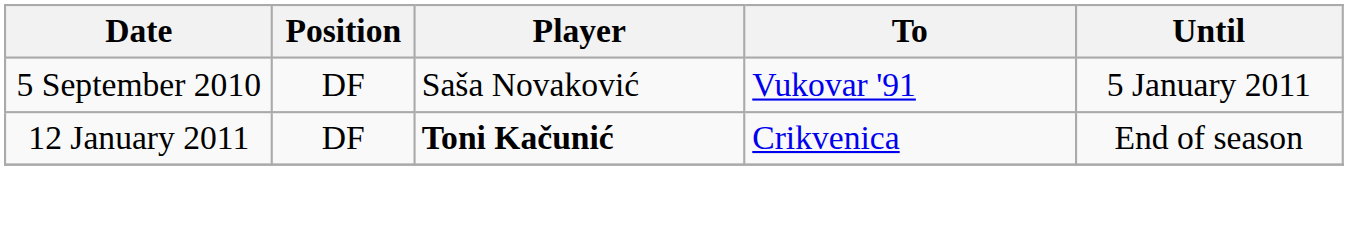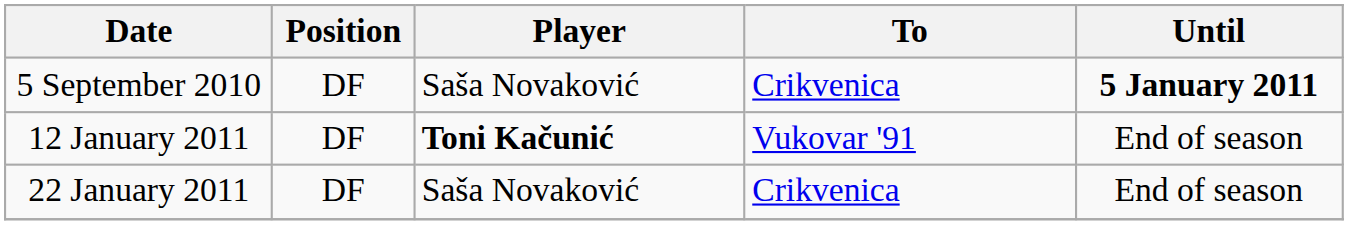(834, 84) Vukovar '91 -> (826, 84) Crikvenica
(1209, 84) normal -> (1209, 84) bold
(826, 137) Crikvenica -> (834, 137) Vukovar '91
+ row: (139, 191)
